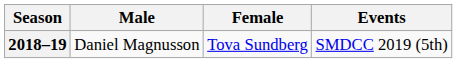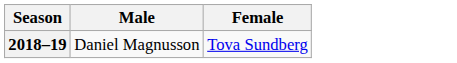- column: (382, 17)
